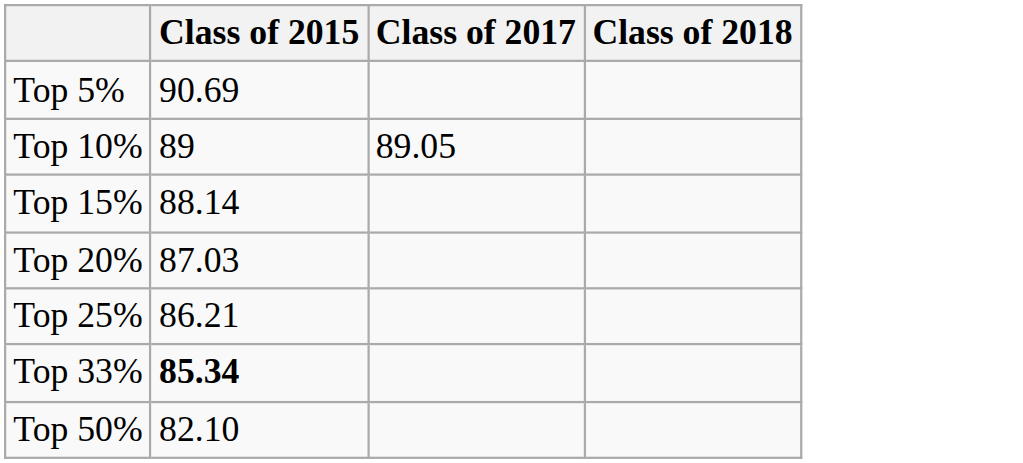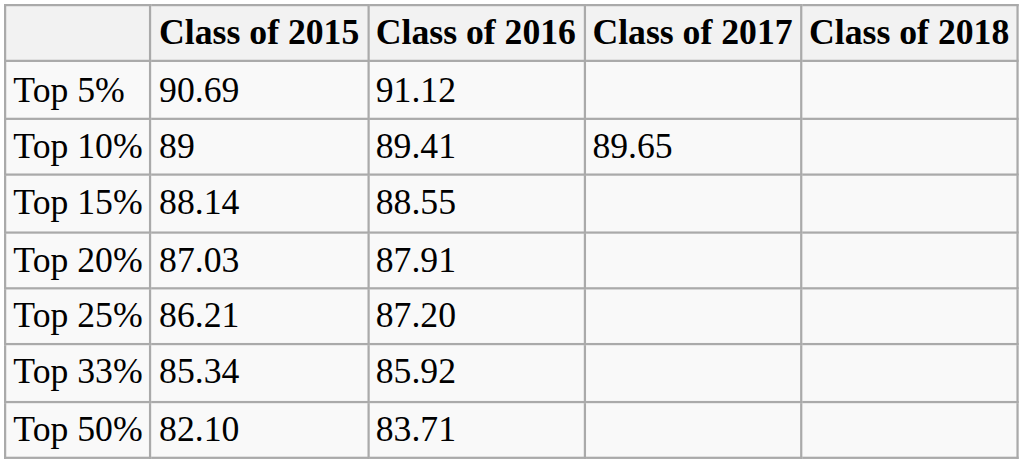+ column: (476, 32)
(416, 145) 89.05 -> (633, 145) 89.65
(199, 372) bold -> (199, 372) normal
